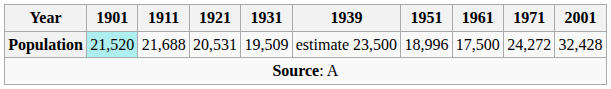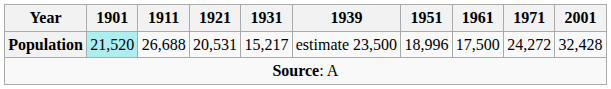(164, 44) 21,688 -> (164, 44) 26,688
(266, 44) 19,509 -> (266, 44) 15,217
